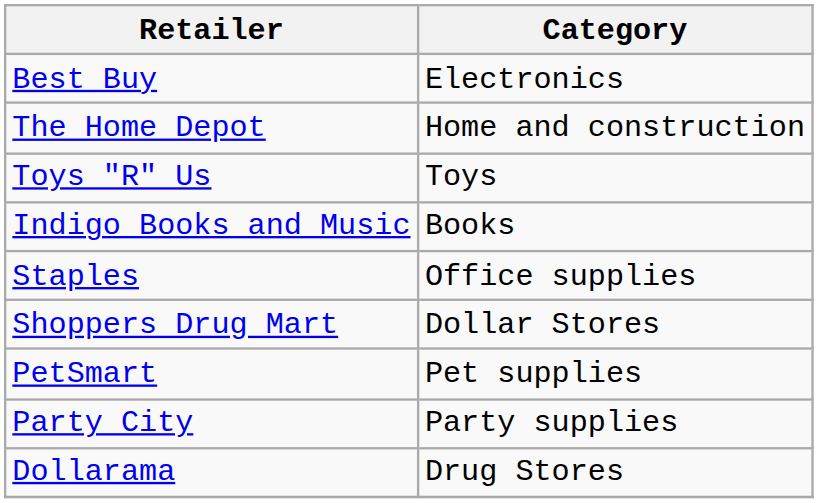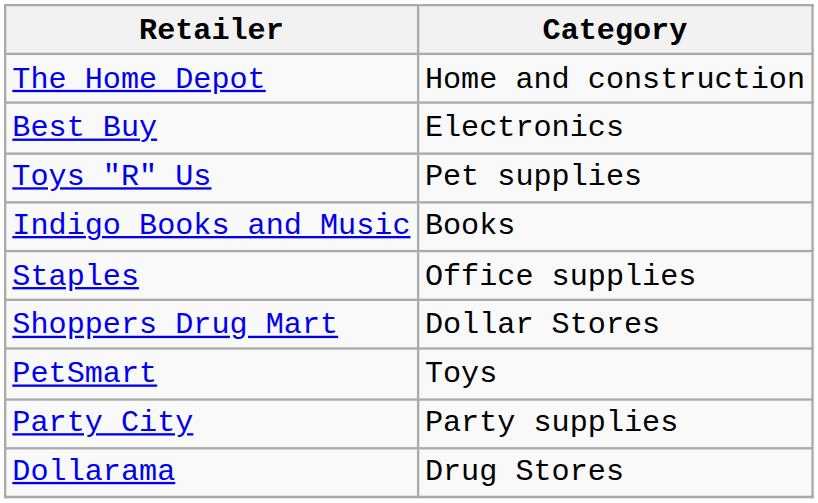rows swapped: (139, 128) <-> (85, 79)
(461, 177) Toys -> (534, 177) Pet supplies
(534, 374) Pet supplies -> (461, 374) Toys
